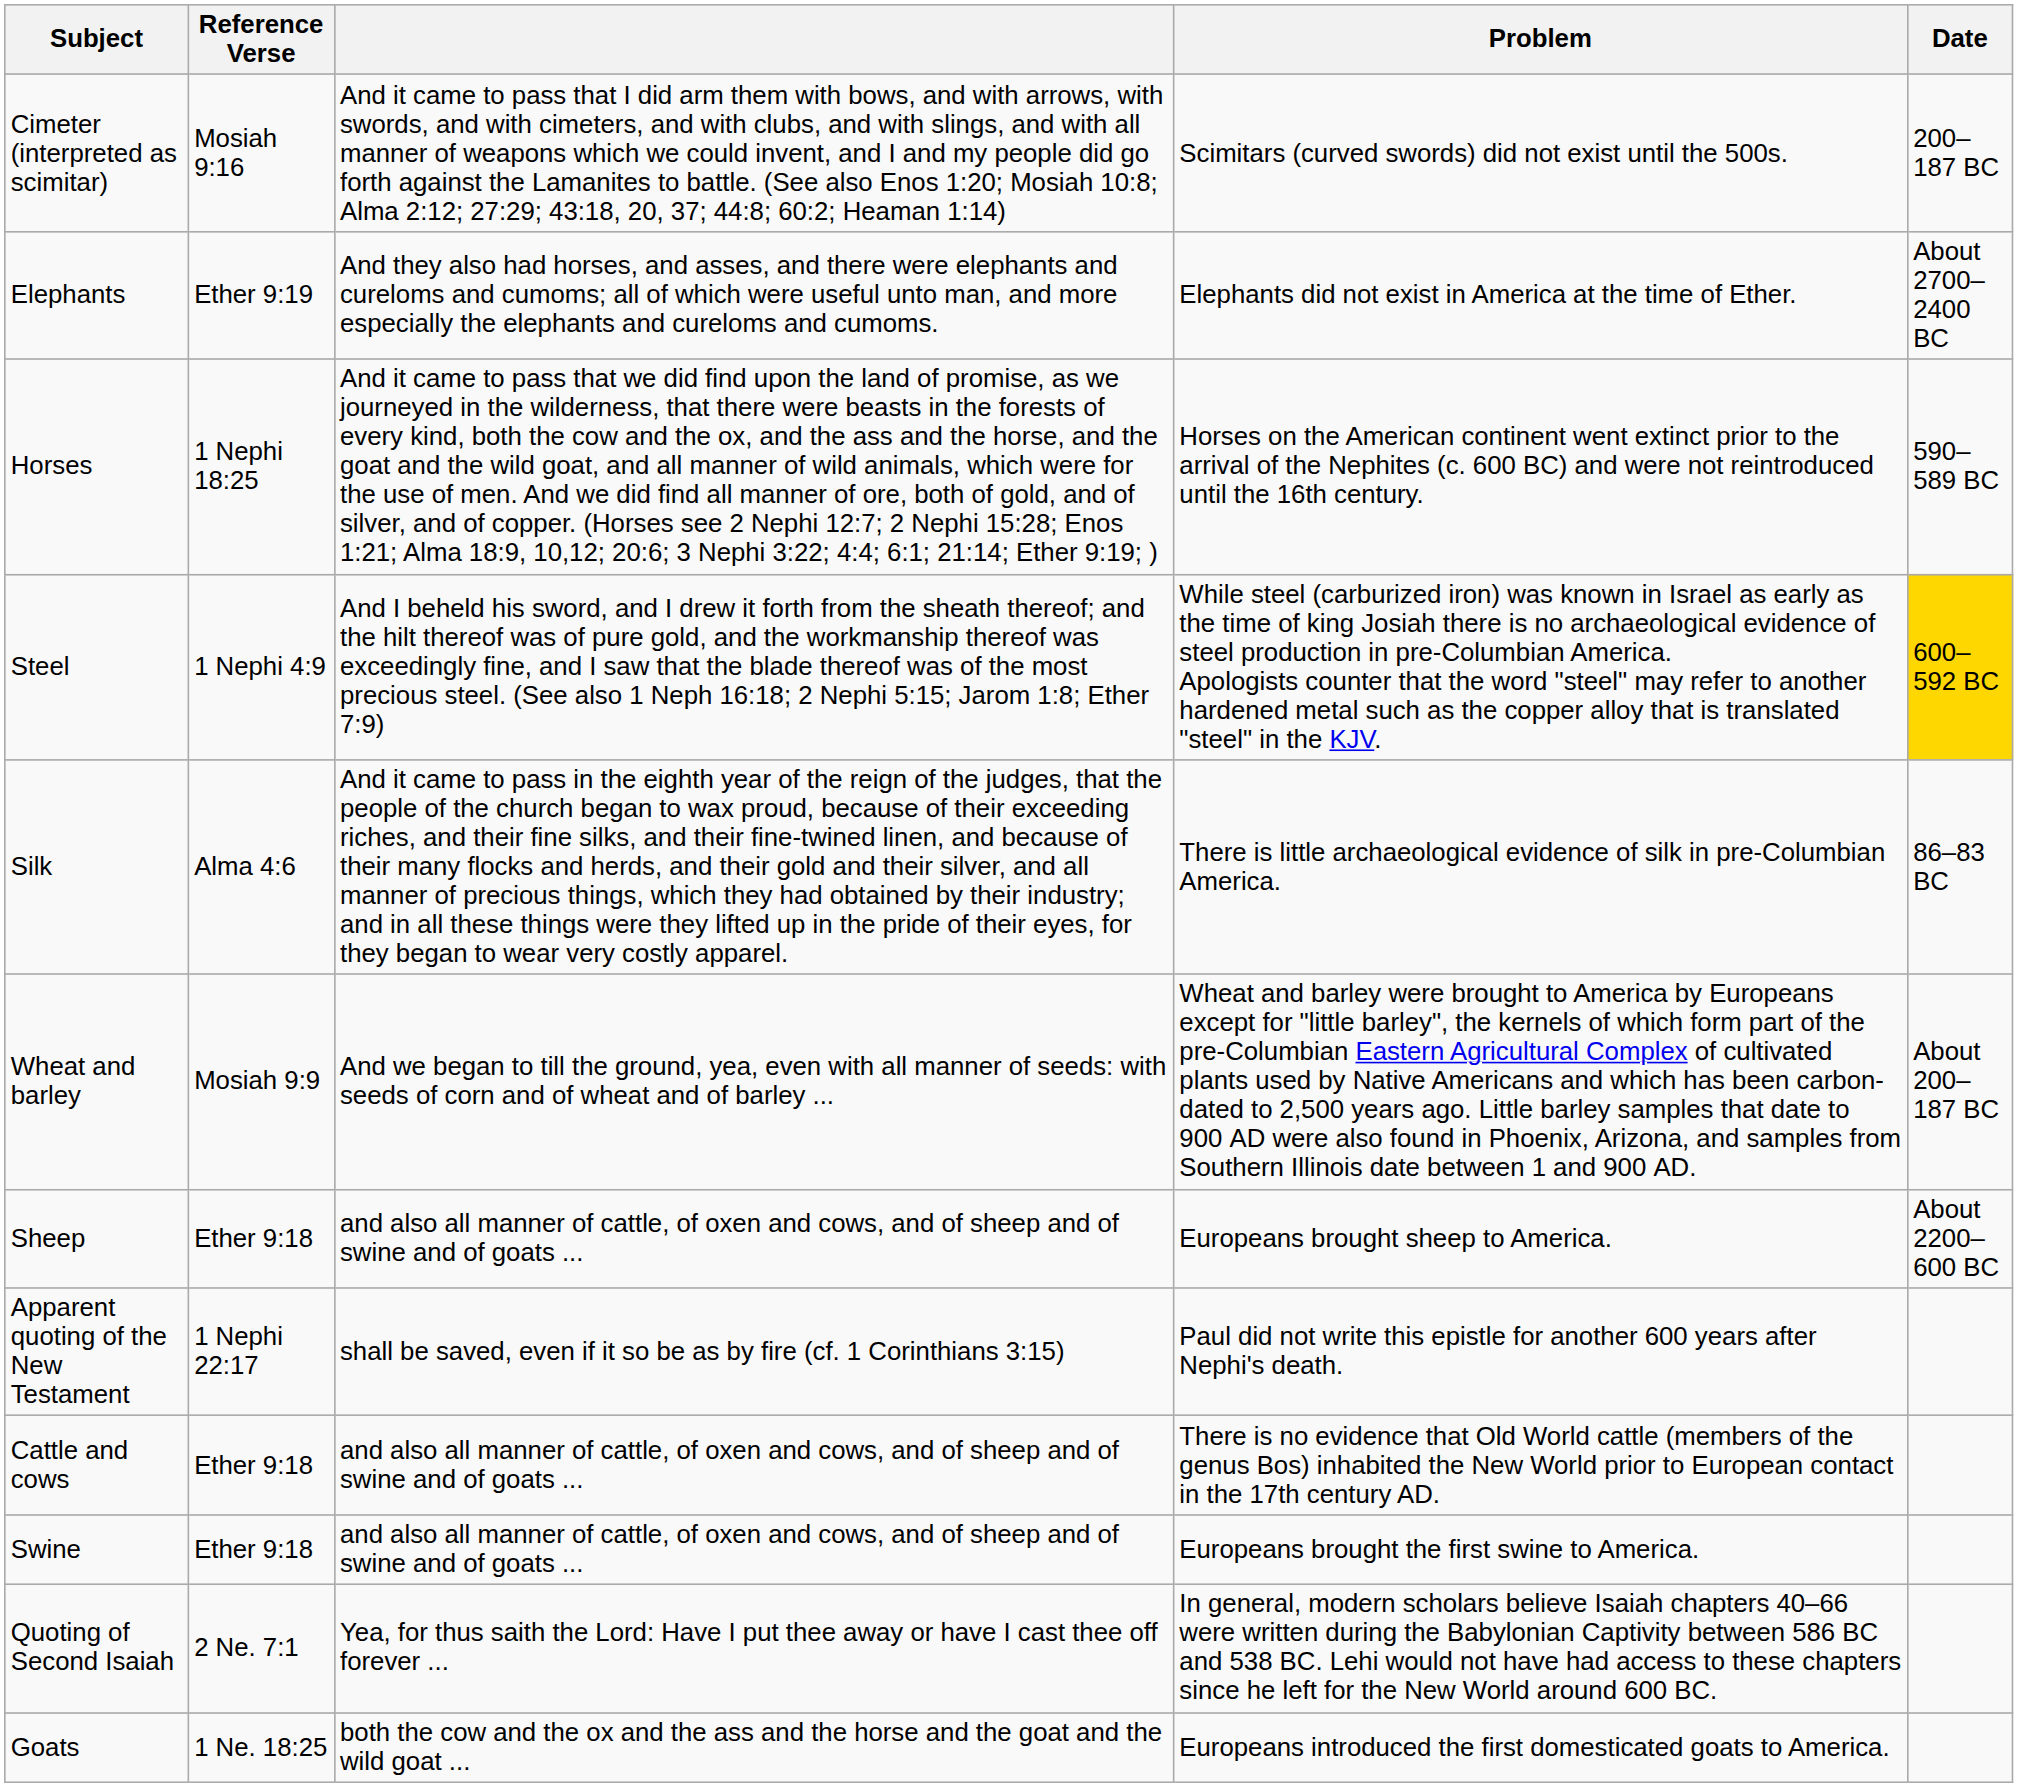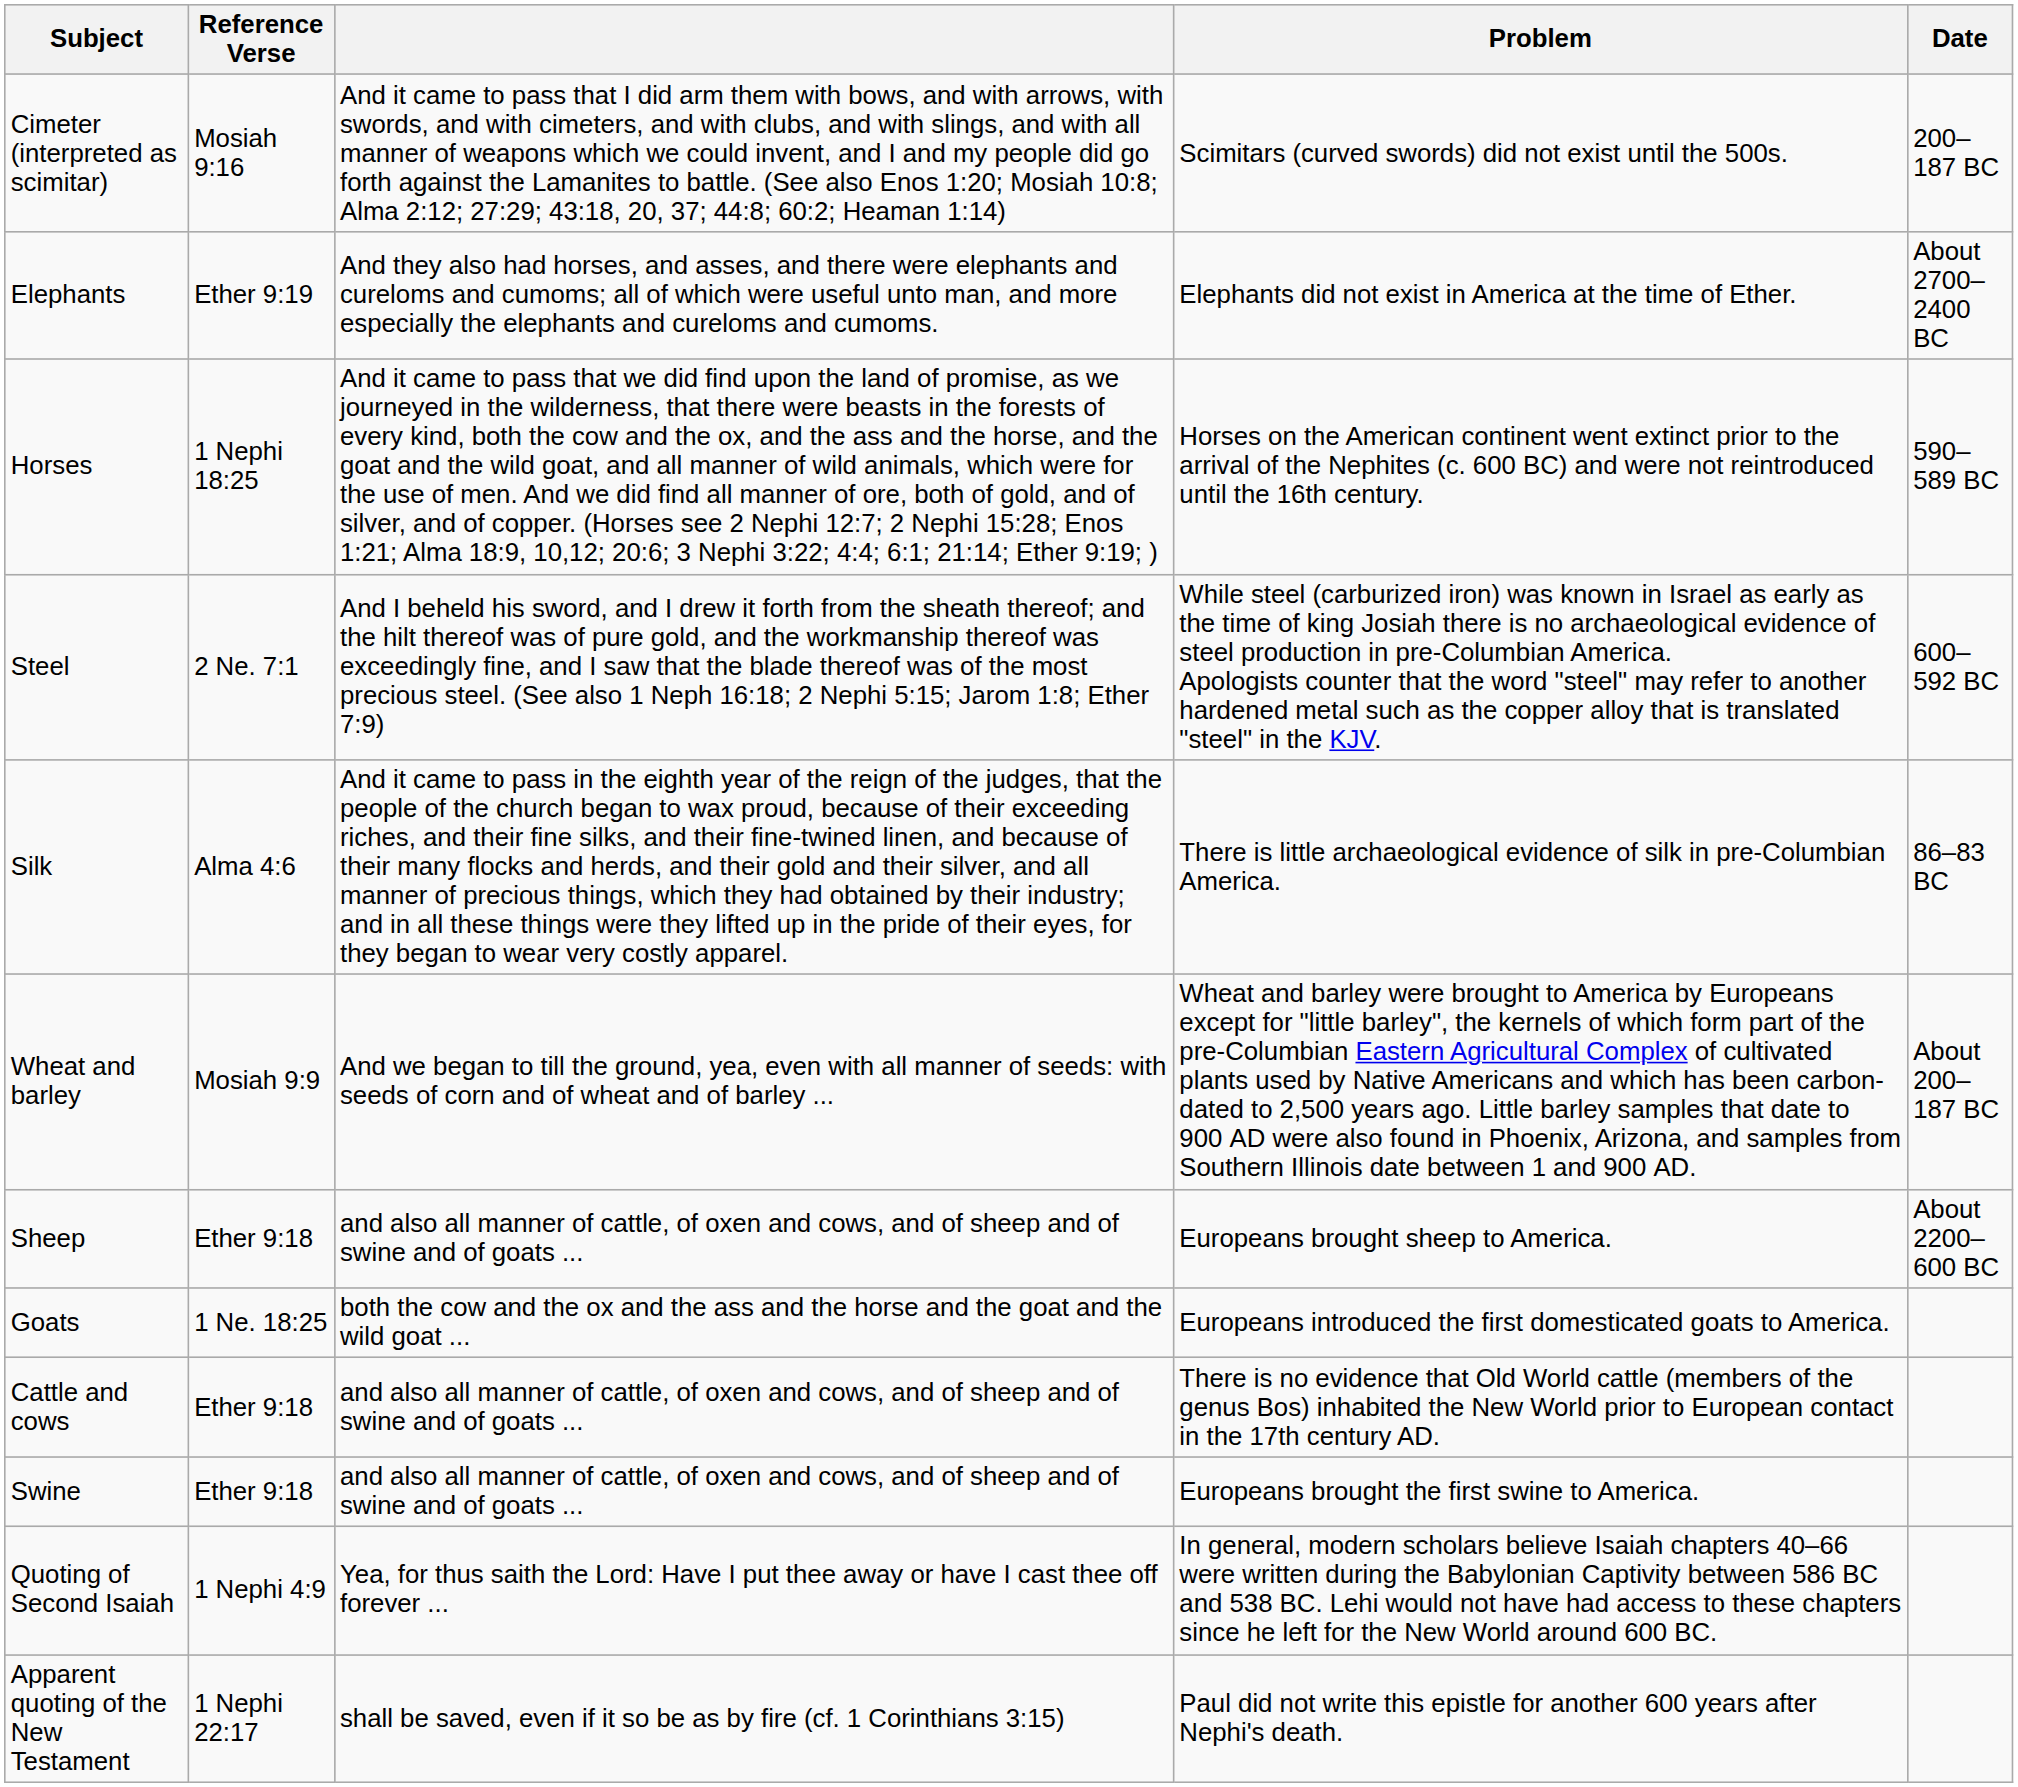(260, 666) 1 Nephi 4:9 -> (246, 666) 2 Ne. 7:1
(1956, 666) gold background -> (1956, 666) no background
rows swapped: (45, 1746) <-> (89, 1351)
(246, 1648) 2 Ne. 7:1 -> (260, 1590) 1 Nephi 4:9
